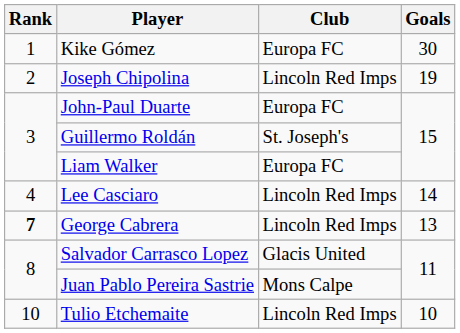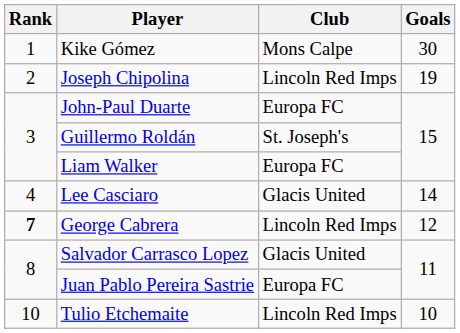(303, 48) Europa FC -> (308, 48) Mons Calpe
(330, 195) Lincoln Red Imps -> (314, 195) Glacis United
(428, 225) 13 -> (428, 225) 12
(308, 284) Mons Calpe -> (303, 284) Europa FC
